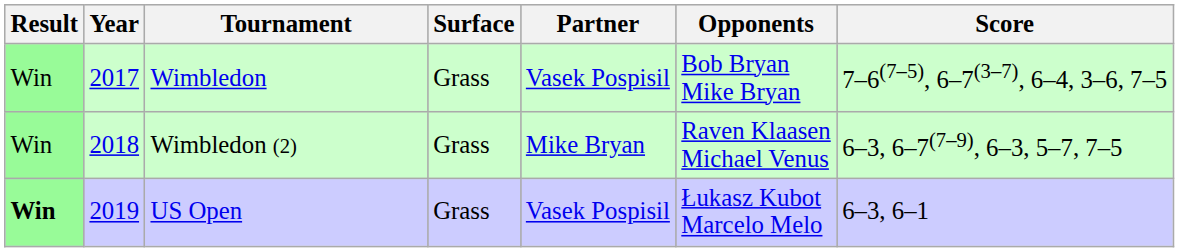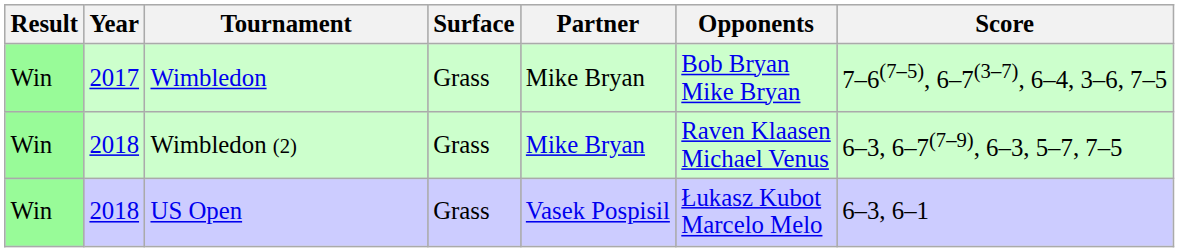(598, 77) Vasek Pospisil -> (585, 77) Mike Bryan
(33, 211) bold -> (31, 211) normal
(114, 211) 2019 -> (114, 211) 2018
